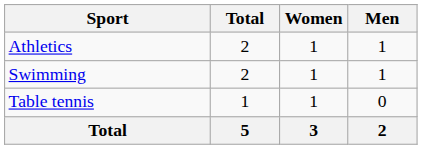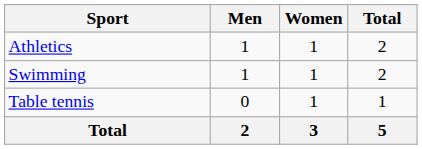columns swapped: (382, 18) <-> (245, 18)
